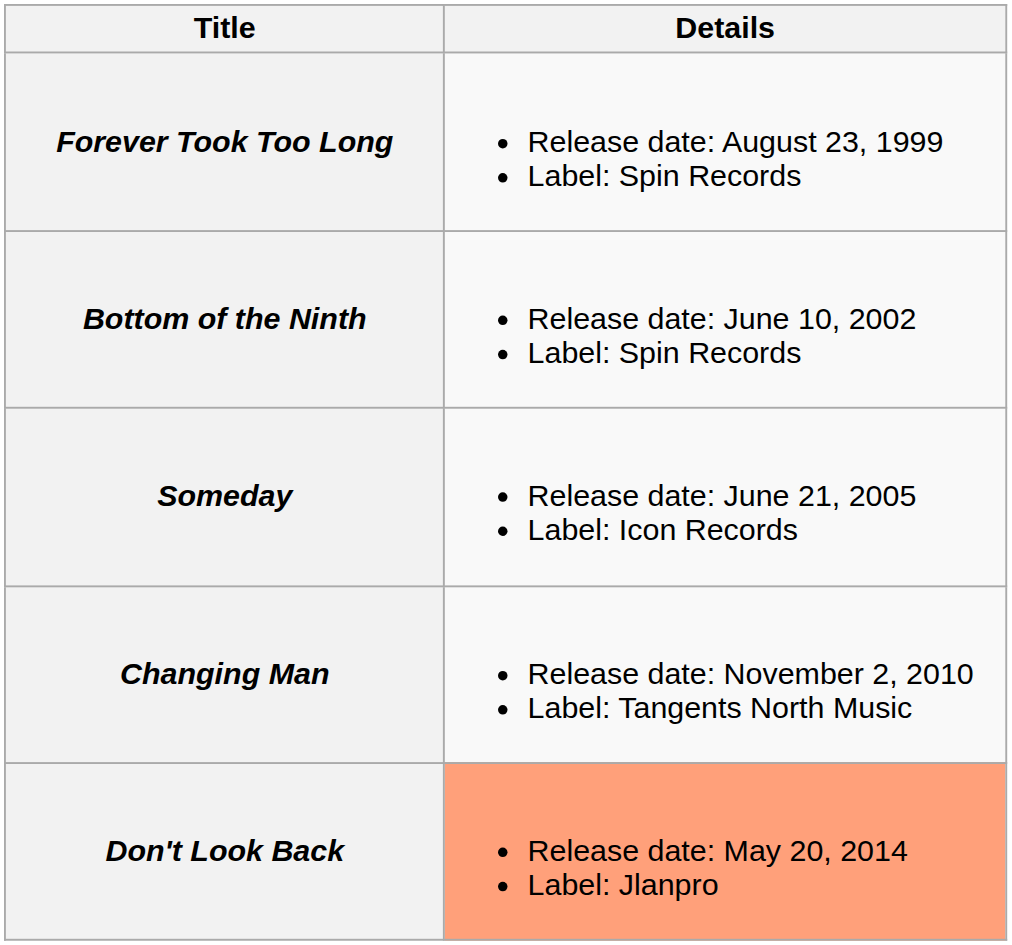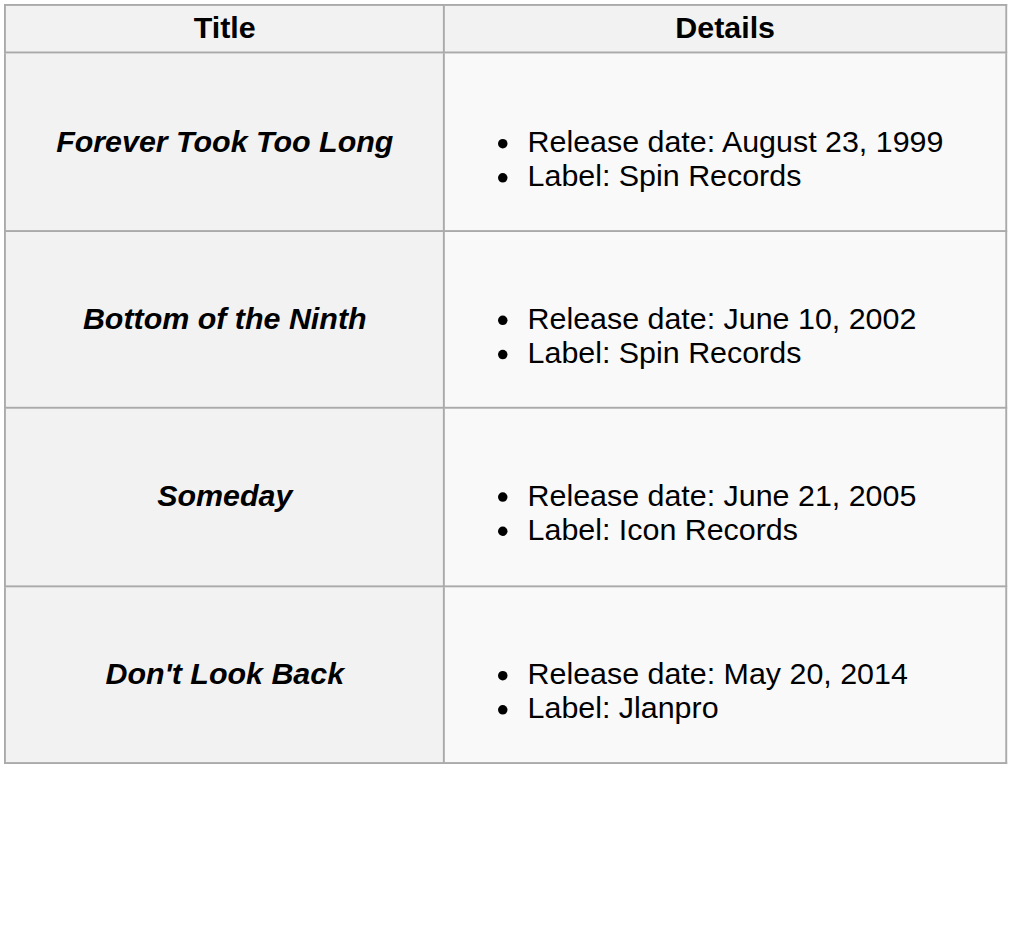- row: (225, 673)
(725, 869) lightsalmon background -> (725, 691) no background
